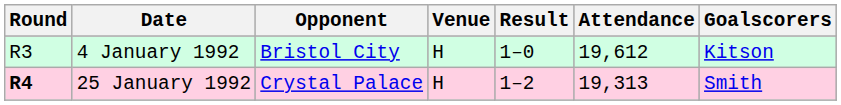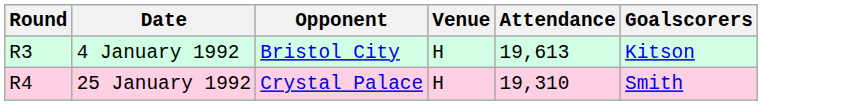- column: (534, 21)
(613, 52) 19,612 -> (534, 52) 19,613
(21, 84) bold -> (21, 84) normal
(613, 84) 19,313 -> (534, 84) 19,310
